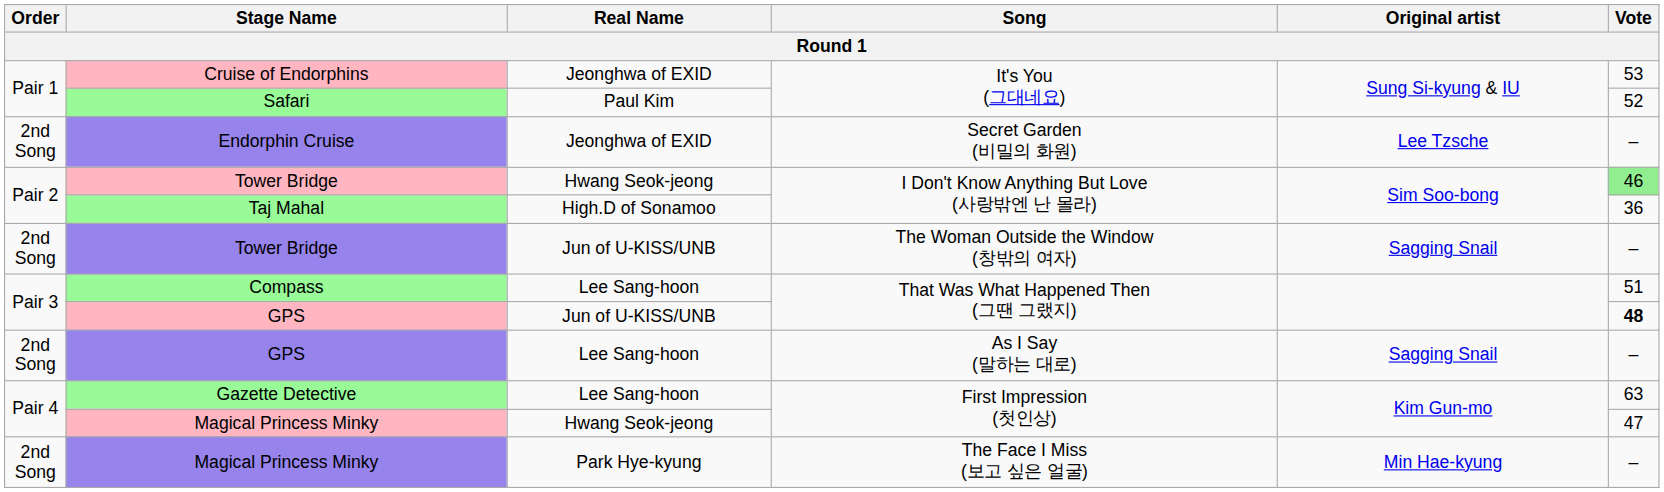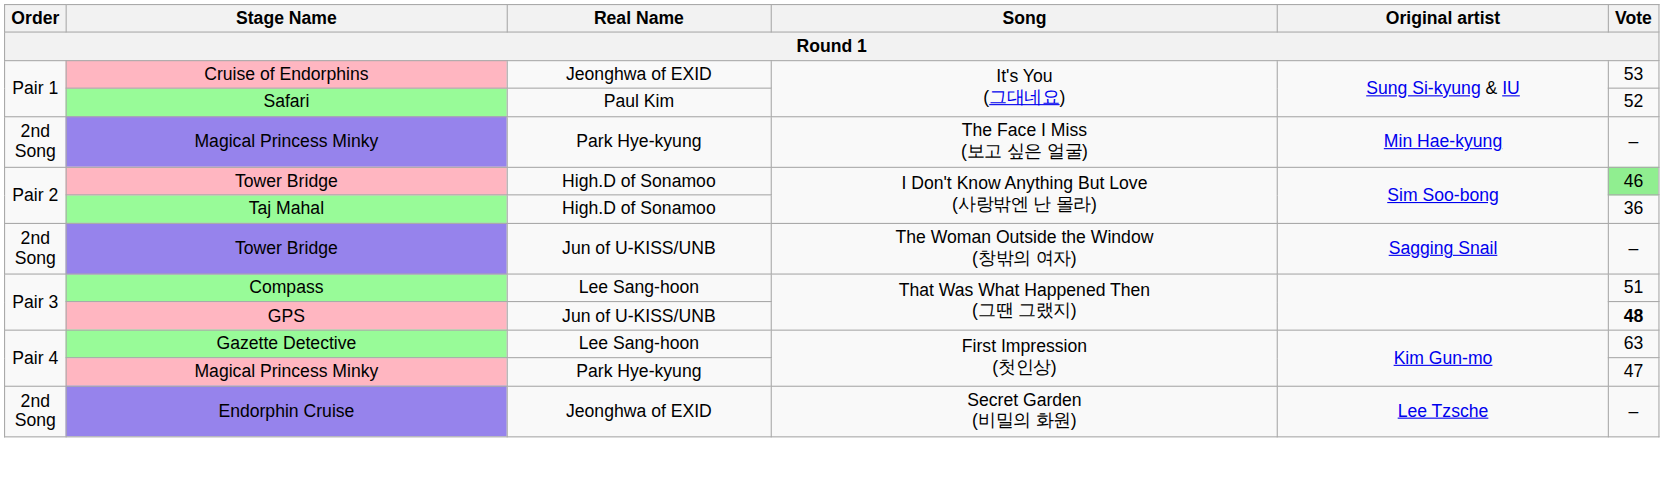rows swapped: (286, 141) <-> (286, 462)
(639, 181) Hwang Seok-jeong -> (639, 181) High.D of Sonamoo
- row: (286, 355)
(639, 422) Hwang Seok-jeong -> (639, 371) Park Hye-kyung
